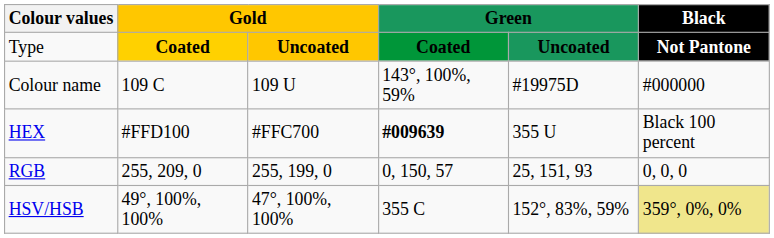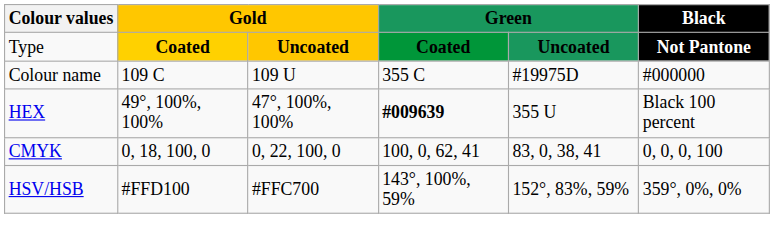(426, 84) 143°, 100%, 59% -> (404, 74) 355 C
(156, 133) #FFD100 -> (161, 113) 49°, 100%, 100%
(285, 133) #FFC700 -> (292, 113) 47°, 100%, 100%
- row: (27, 171)
+ row: (35, 151)
(161, 209) 49°, 100%, 100% -> (156, 189) #FFD100
(292, 209) 47°, 100%, 100% -> (285, 189) #FFC700
(404, 209) 355 C -> (426, 189) 143°, 100%, 59%
(692, 209) khaki background -> (692, 189) no background
